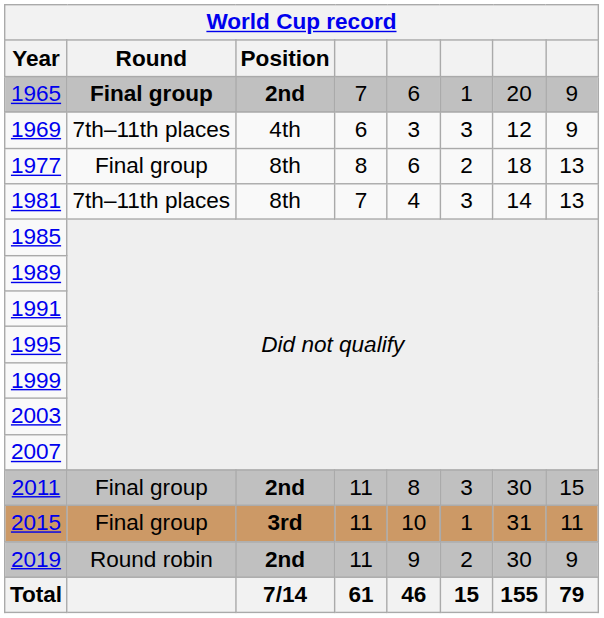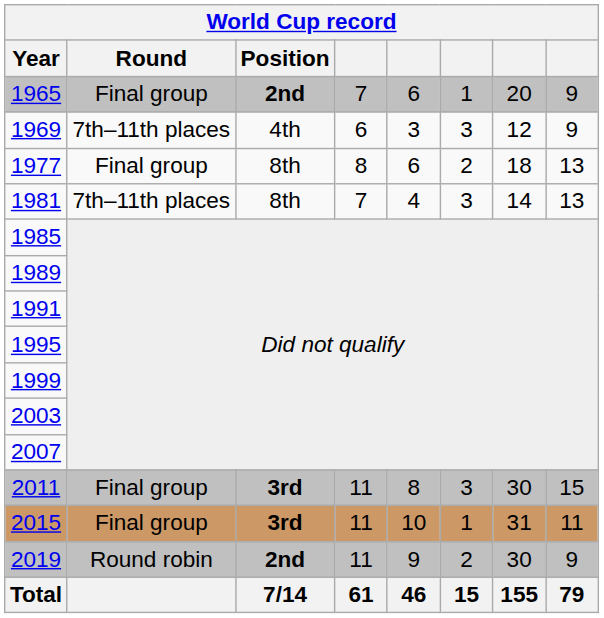(151, 93) bold -> (151, 93) normal
(285, 487) 2nd -> (285, 487) 3rd
